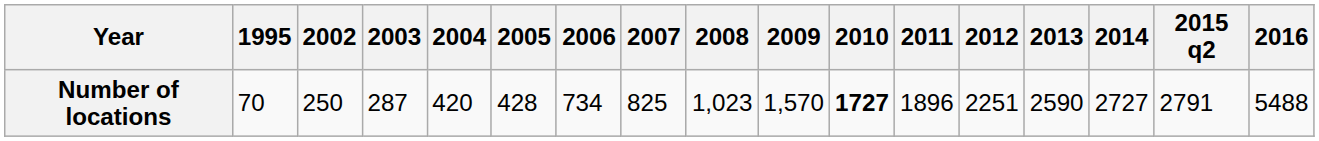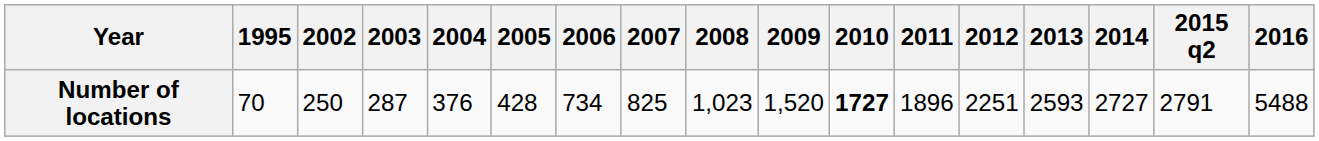(453, 102) 420 -> (453, 102) 376
(794, 102) 1,570 -> (794, 102) 1,520
(1057, 102) 2590 -> (1057, 102) 2593
